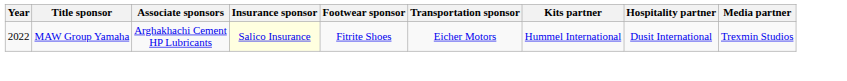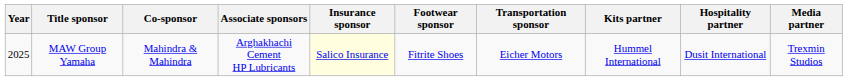+ column: (170, 19)
(19, 36) 2022 -> (19, 54) 2025
